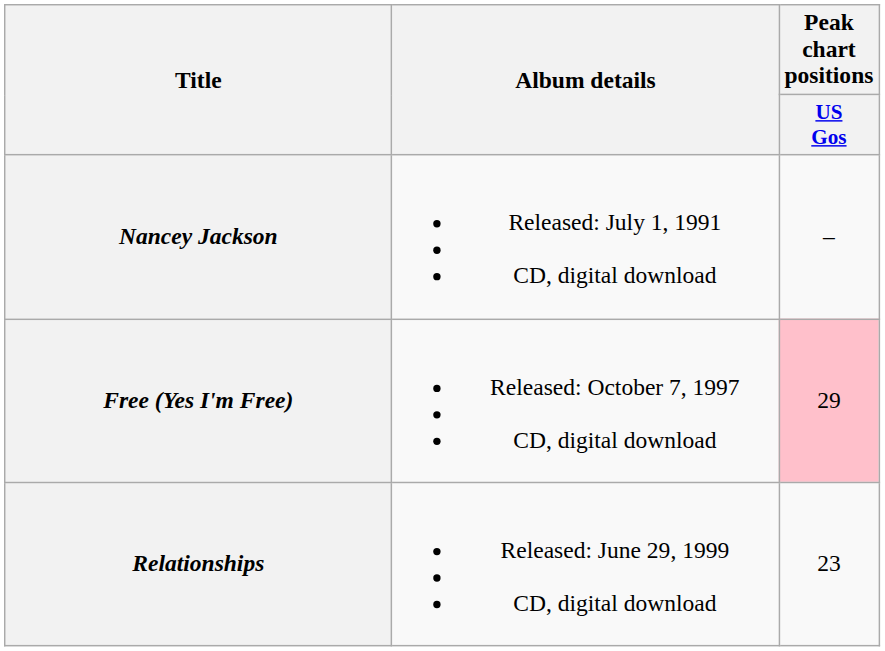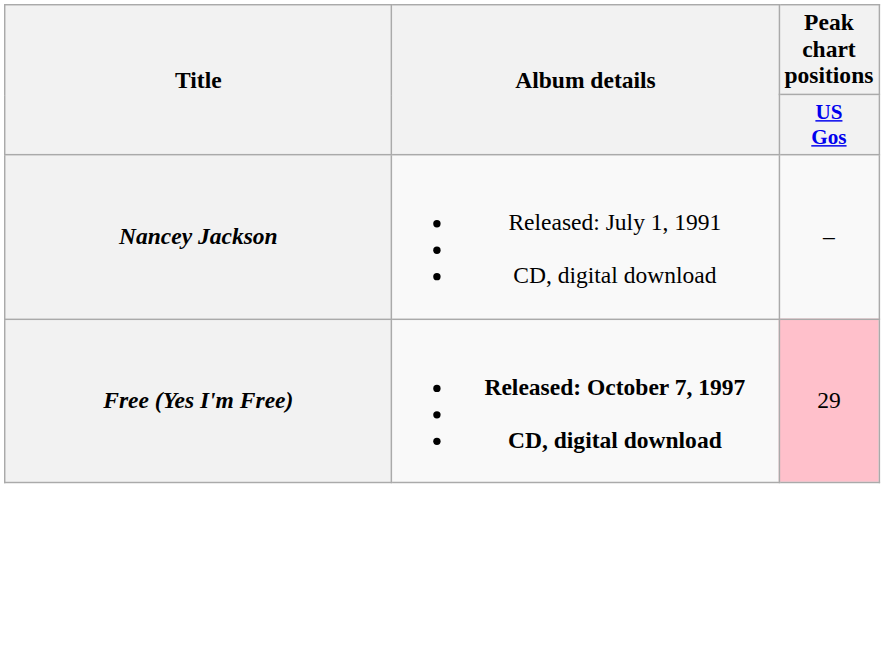(585, 414) normal -> (585, 414) bold
- row: (198, 563)
